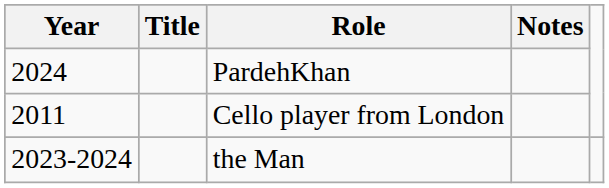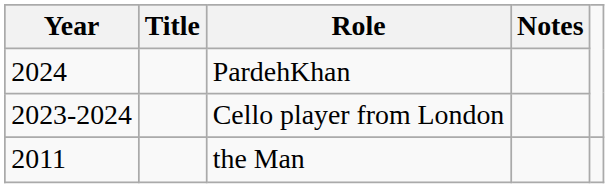(39, 114) 2011 -> (72, 114) 2023-2024
(72, 159) 2023-2024 -> (39, 159) 2011
